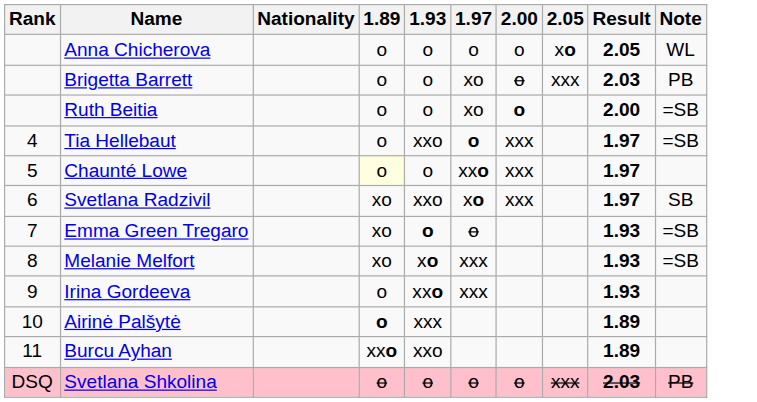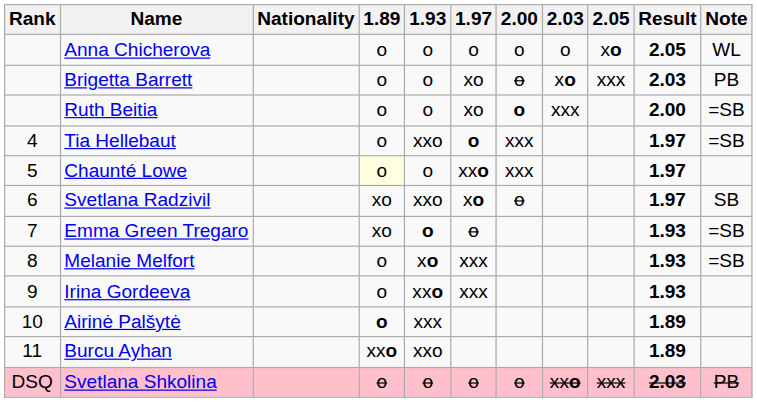+ column: (565, 19)
(519, 200) xxx -> (519, 200) o
(382, 261) xo -> (382, 261) o
